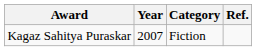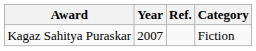columns swapped: (195, 14) <-> (237, 14)
